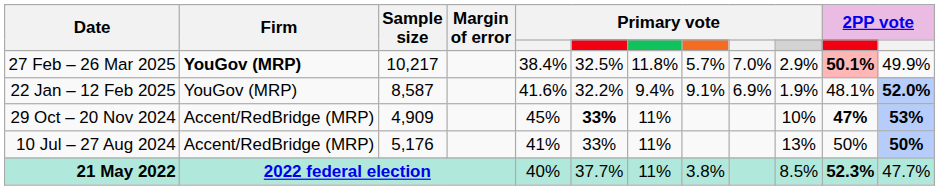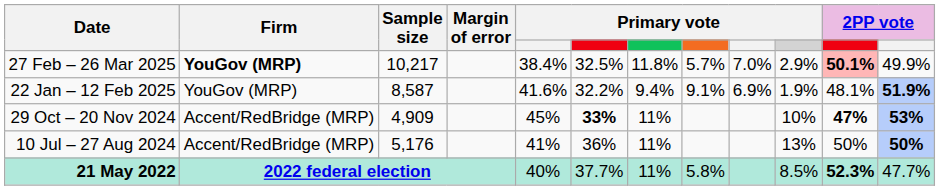(906, 91) 52.0% -> (906, 91) 51.9%
(599, 145) 33% -> (599, 145) 36%
(705, 172) 3.8% -> (705, 172) 5.8%
